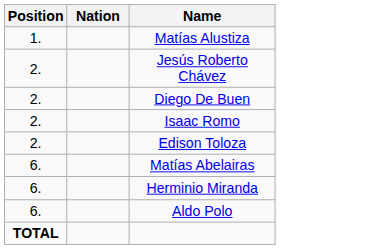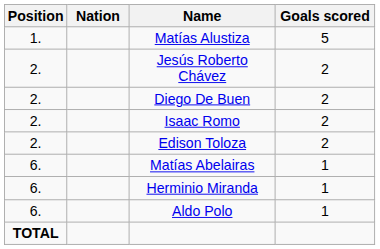+ column: (325, 16)
